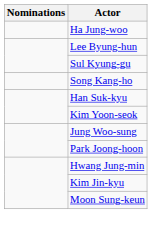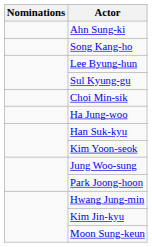+ row: (98, 30)
rows swapped: (101, 81) <-> (99, 30)
+ row: (99, 98)
